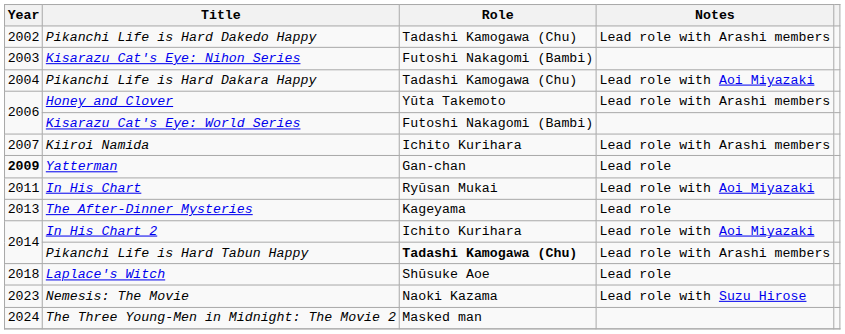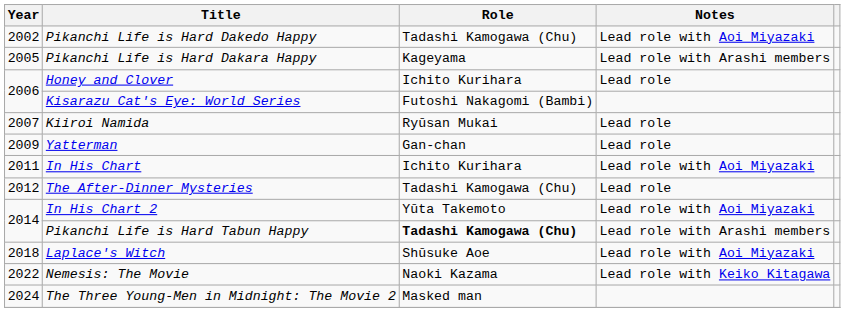(715, 37) Lead role with Arashi members -> (707, 37) Lead role with Aoi Miyazaki
- row: (173, 59)
(24, 80) 2004 -> (24, 59) 2005
(490, 80) Tadashi Kamogawa (Chu) -> (434, 59) Kageyama
(707, 80) Lead role with Aoi Miyazaki -> (715, 59) Lead role with Arashi members
(454, 102) Yūta Takemoto -> (462, 80) Ichito Kurihara
(715, 102) Lead role with Arashi members -> (635, 80) Lead role
(462, 145) Ichito Kurihara -> (450, 123) Ryūsan Mukai
(715, 145) Lead role with Arashi members -> (635, 123) Lead role
(24, 167) bold -> (24, 145) normal
(450, 188) Ryūsan Mukai -> (462, 167) Ichito Kurihara
(24, 210) 2013 -> (24, 188) 2012
(434, 210) Kageyama -> (490, 188) Tadashi Kamogawa (Chu)
(462, 231) Ichito Kurihara -> (454, 210) Yūta Takemoto
(635, 275) Lead role -> (707, 253) Lead role with Aoi Miyazaki
(24, 296) 2023 -> (24, 275) 2022
(703, 296) Lead role with Suzu Hirose -> (715, 275) Lead role with Keiko Kitagawa
